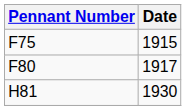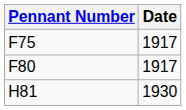(160, 42) 1915 -> (160, 42) 1917
